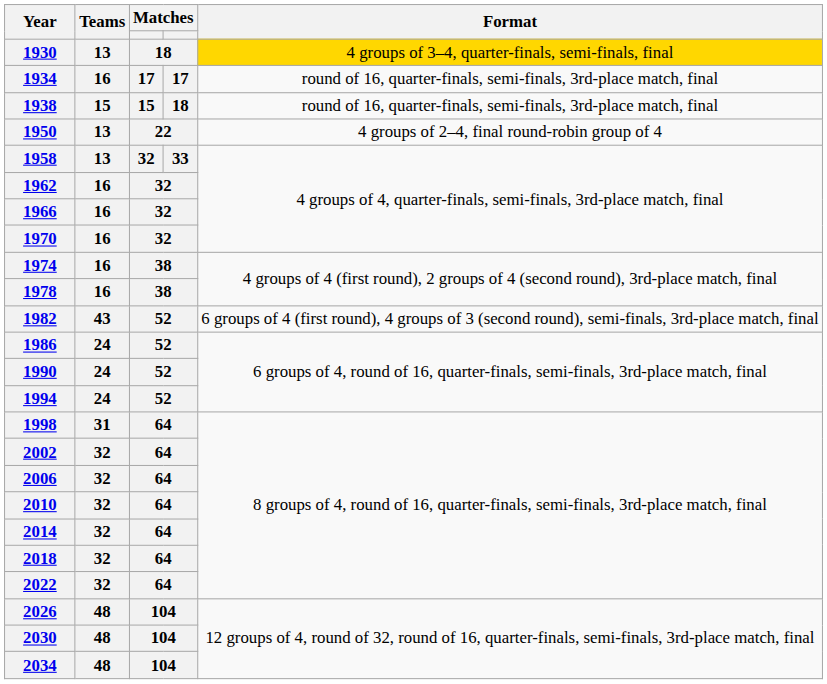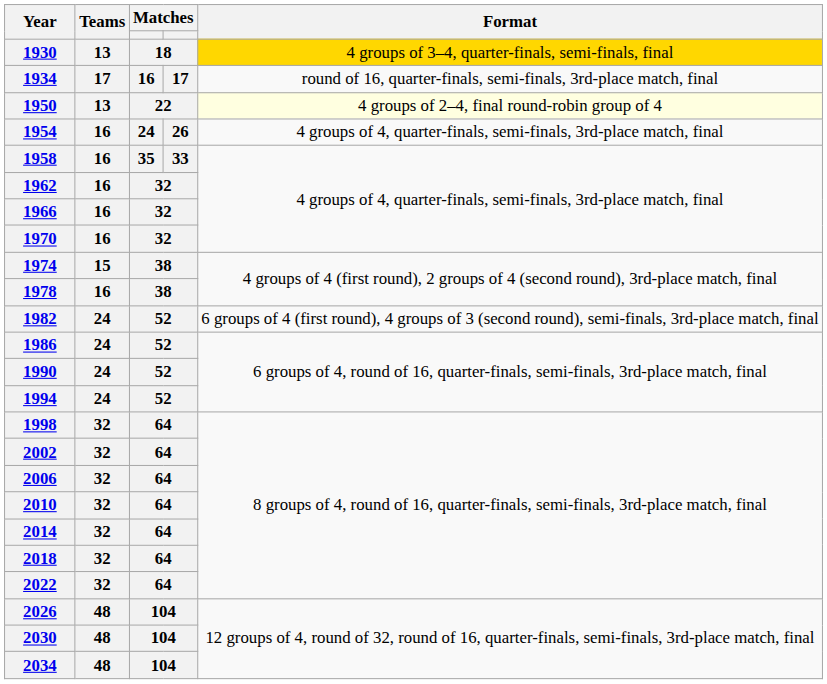(102, 78) 16 -> (102, 78) 17
(146, 78) 17 -> (146, 78) 16
- row: (40, 105)
(510, 132) no background -> (510, 105) lightyellow background
+ row: (40, 132)
(102, 158) 13 -> (102, 158) 16
(146, 158) 32 -> (146, 158) 35
(102, 265) 16 -> (102, 265) 15
(102, 318) 43 -> (102, 318) 24
(102, 425) 31 -> (102, 425) 32
